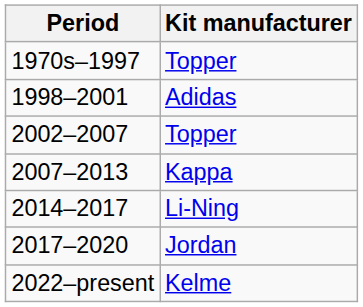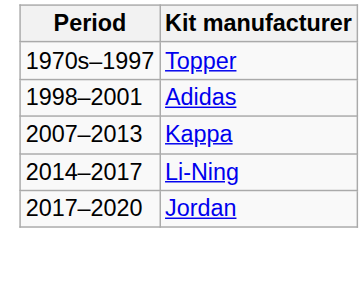- row: (70, 134)
- row: (83, 282)
